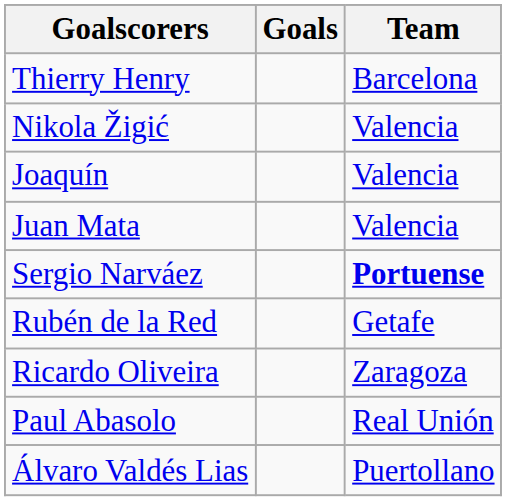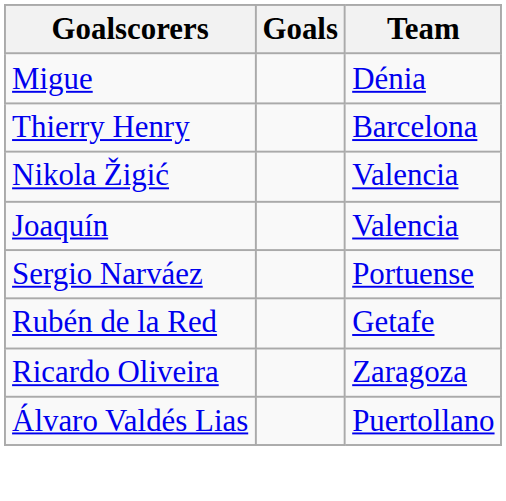+ row: (52, 77)
- row: (76, 224)
(418, 273) bold -> (413, 273) normal
- row: (94, 420)
